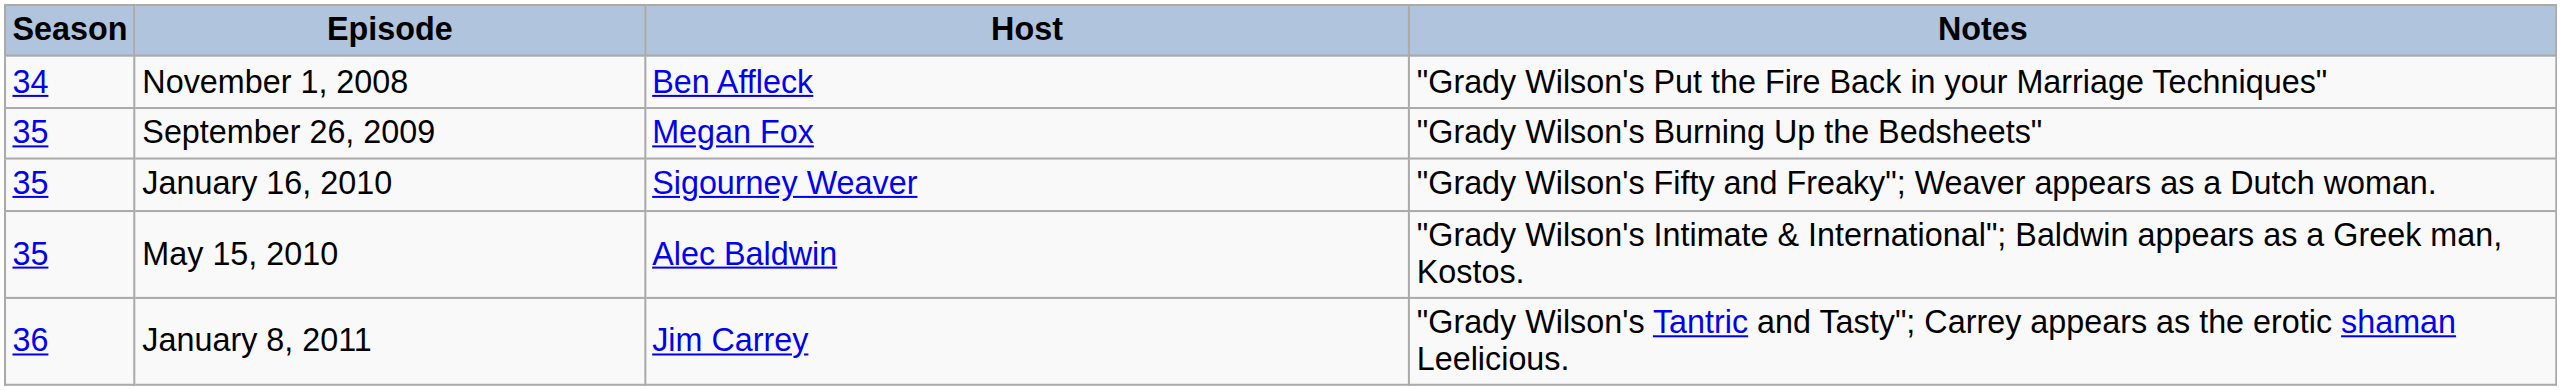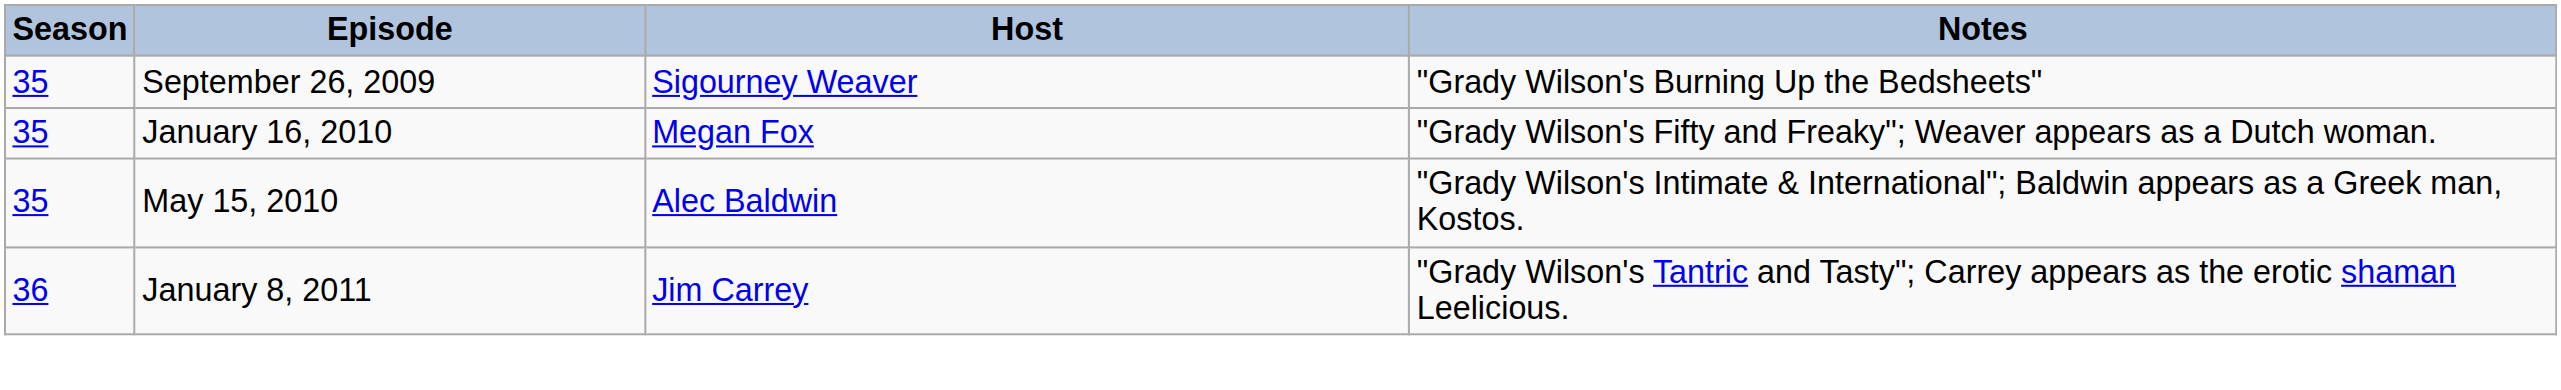- row: (275, 81)
(733, 132) Megan Fox -> (785, 81) Sigourney Weaver
(785, 183) Sigourney Weaver -> (733, 132) Megan Fox
